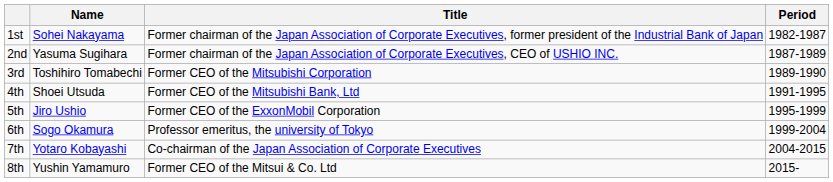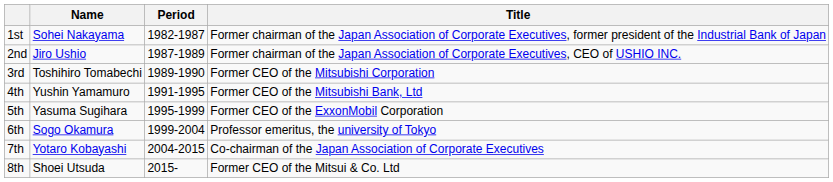columns swapped: (797, 15) <-> (455, 15)
(80, 54) Yasuma Sugihara -> (59, 54) Jiro Ushio
(69, 92) Shoei Utsuda -> (81, 92) Yushin Yamamuro
(59, 111) Jiro Ushio -> (80, 111) Yasuma Sugihara
(81, 168) Yushin Yamamuro -> (69, 168) Shoei Utsuda
